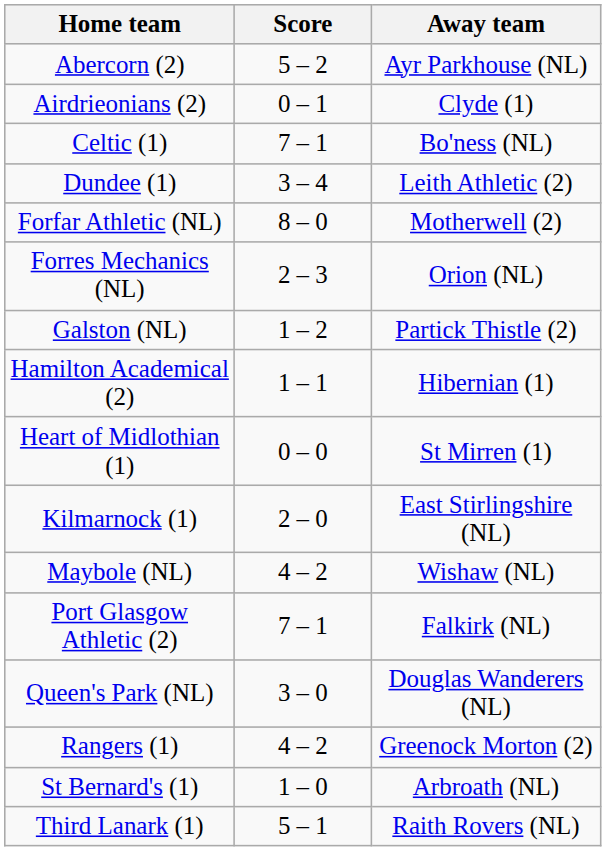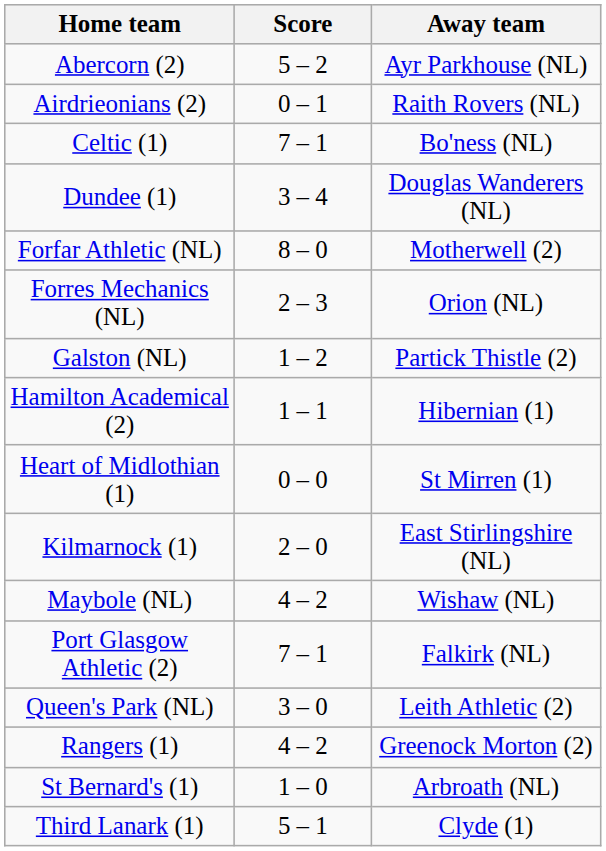(486, 103) Clyde (1) -> (486, 103) Raith Rovers (NL)
(486, 182) Leith Athletic (2) -> (486, 196) Douglas Wanderers (NL)
(486, 693) Douglas Wanderers (NL) -> (486, 707) Leith Athletic (2)
(486, 826) Raith Rovers (NL) -> (486, 826) Clyde (1)
